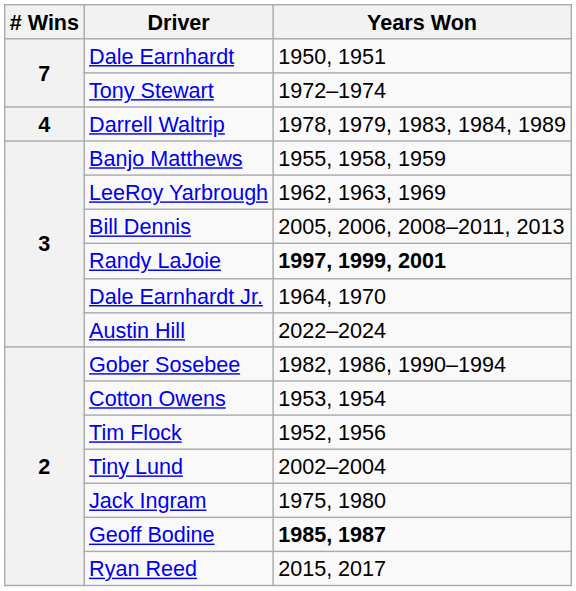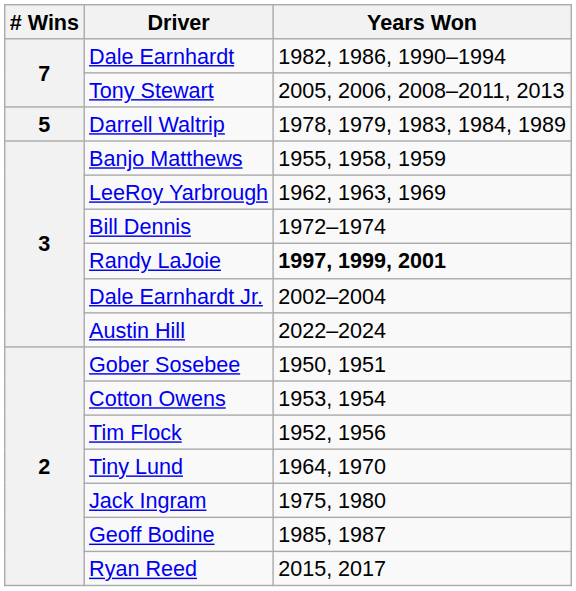(332, 56) 1950, 1951 -> (392, 56) 1982, 1986, 1990–1994
(332, 90) 1972–1974 -> (421, 90) 2005, 2006, 2008–2011, 2013
(44, 124) 4 -> (44, 124) 5
(421, 227) 2005, 2006, 2008–2011, 2013 -> (332, 227) 1972–1974
(332, 295) 1964, 1970 -> (332, 295) 2002–2004
(392, 364) 1982, 1986, 1990–1994 -> (332, 364) 1950, 1951
(332, 466) 2002–2004 -> (332, 466) 1964, 1970
(332, 535) bold -> (332, 535) normal
